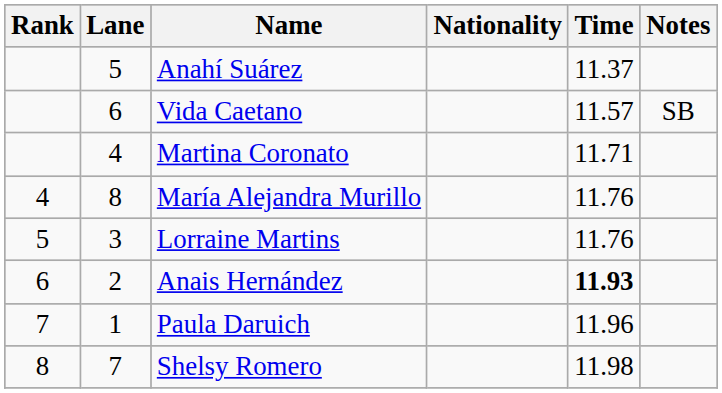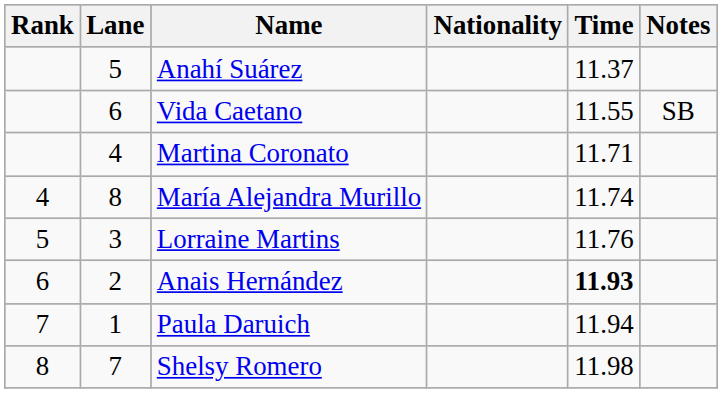(604, 111) 11.57 -> (604, 111) 11.55
(604, 196) 11.76 -> (604, 196) 11.74
(604, 324) 11.96 -> (604, 324) 11.94
